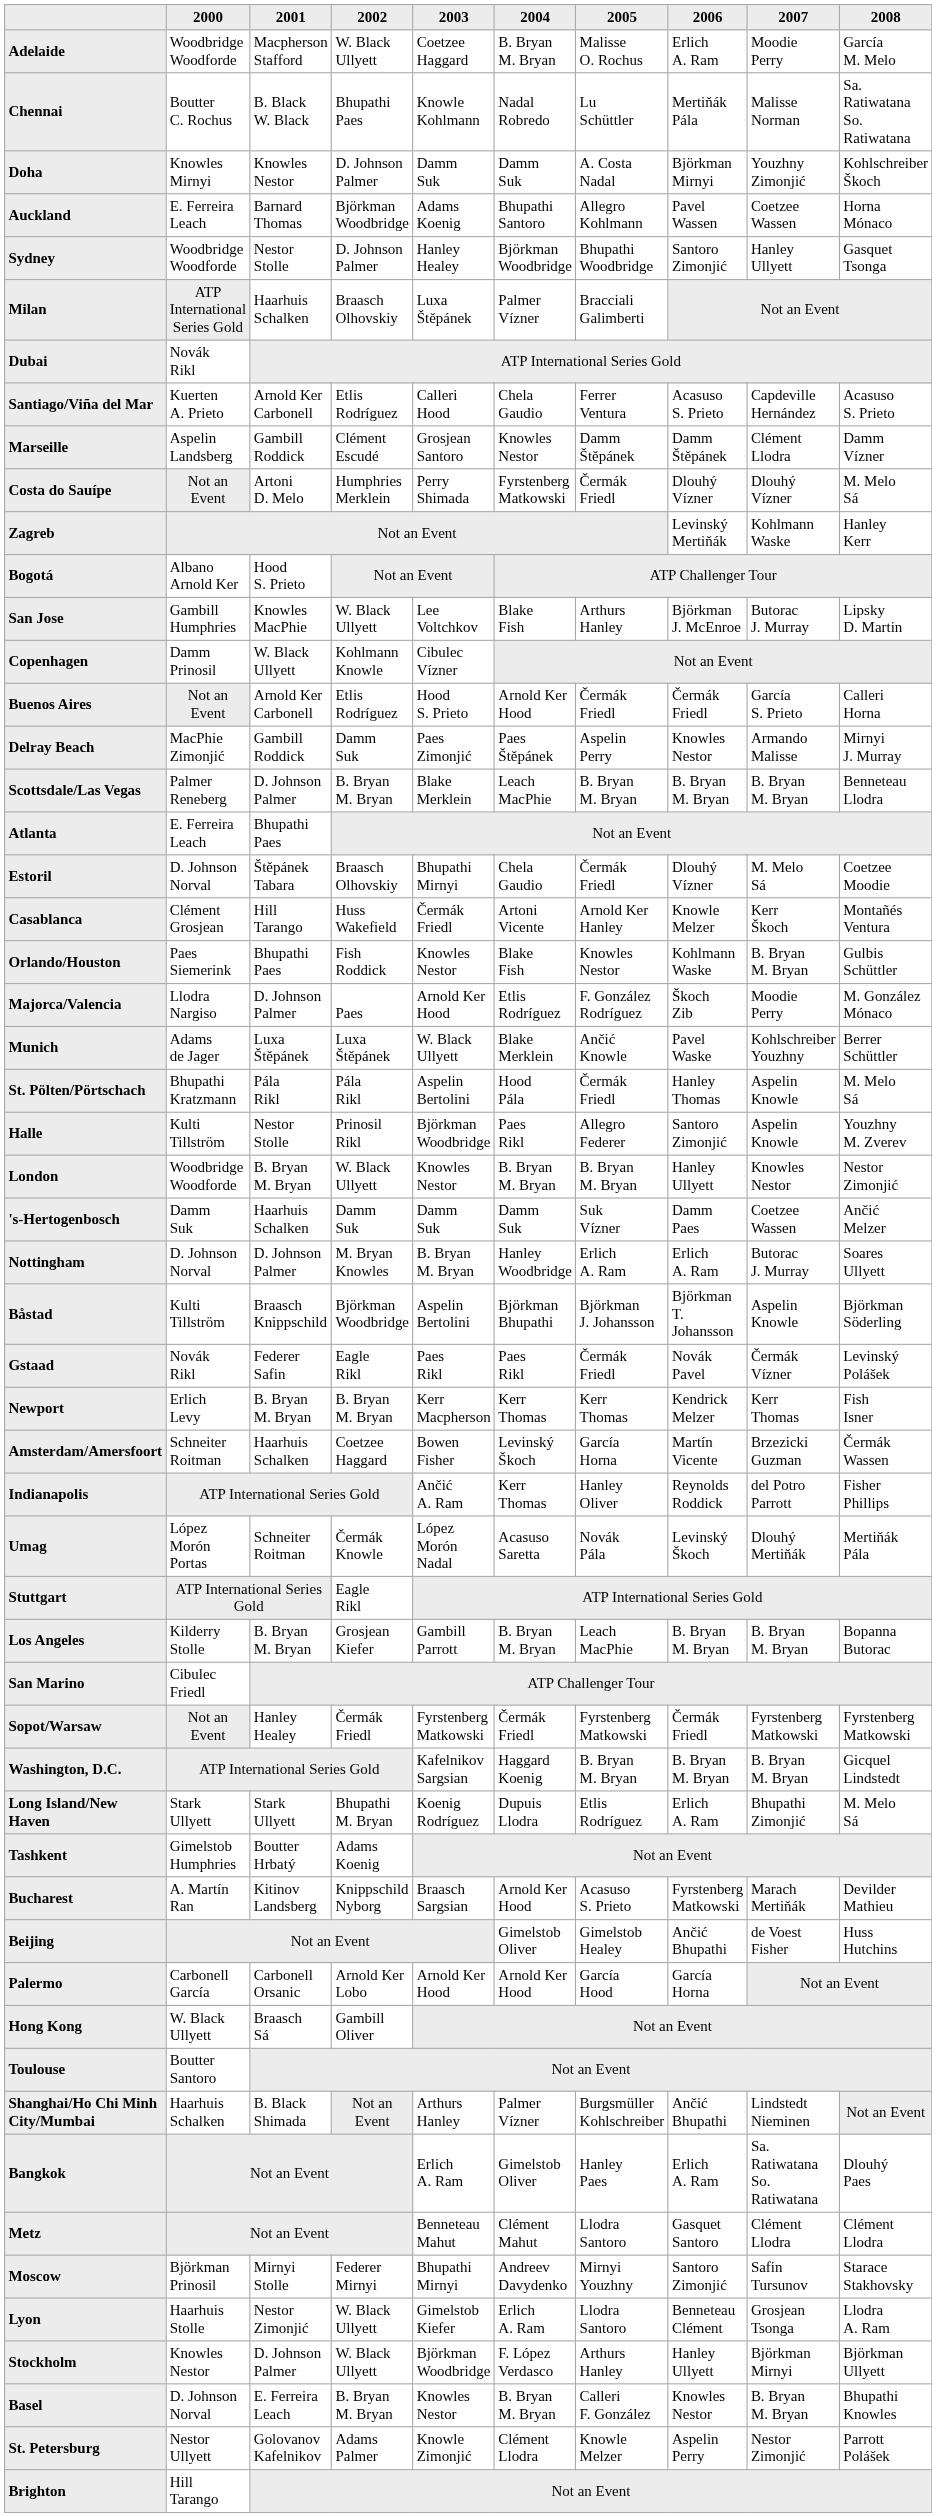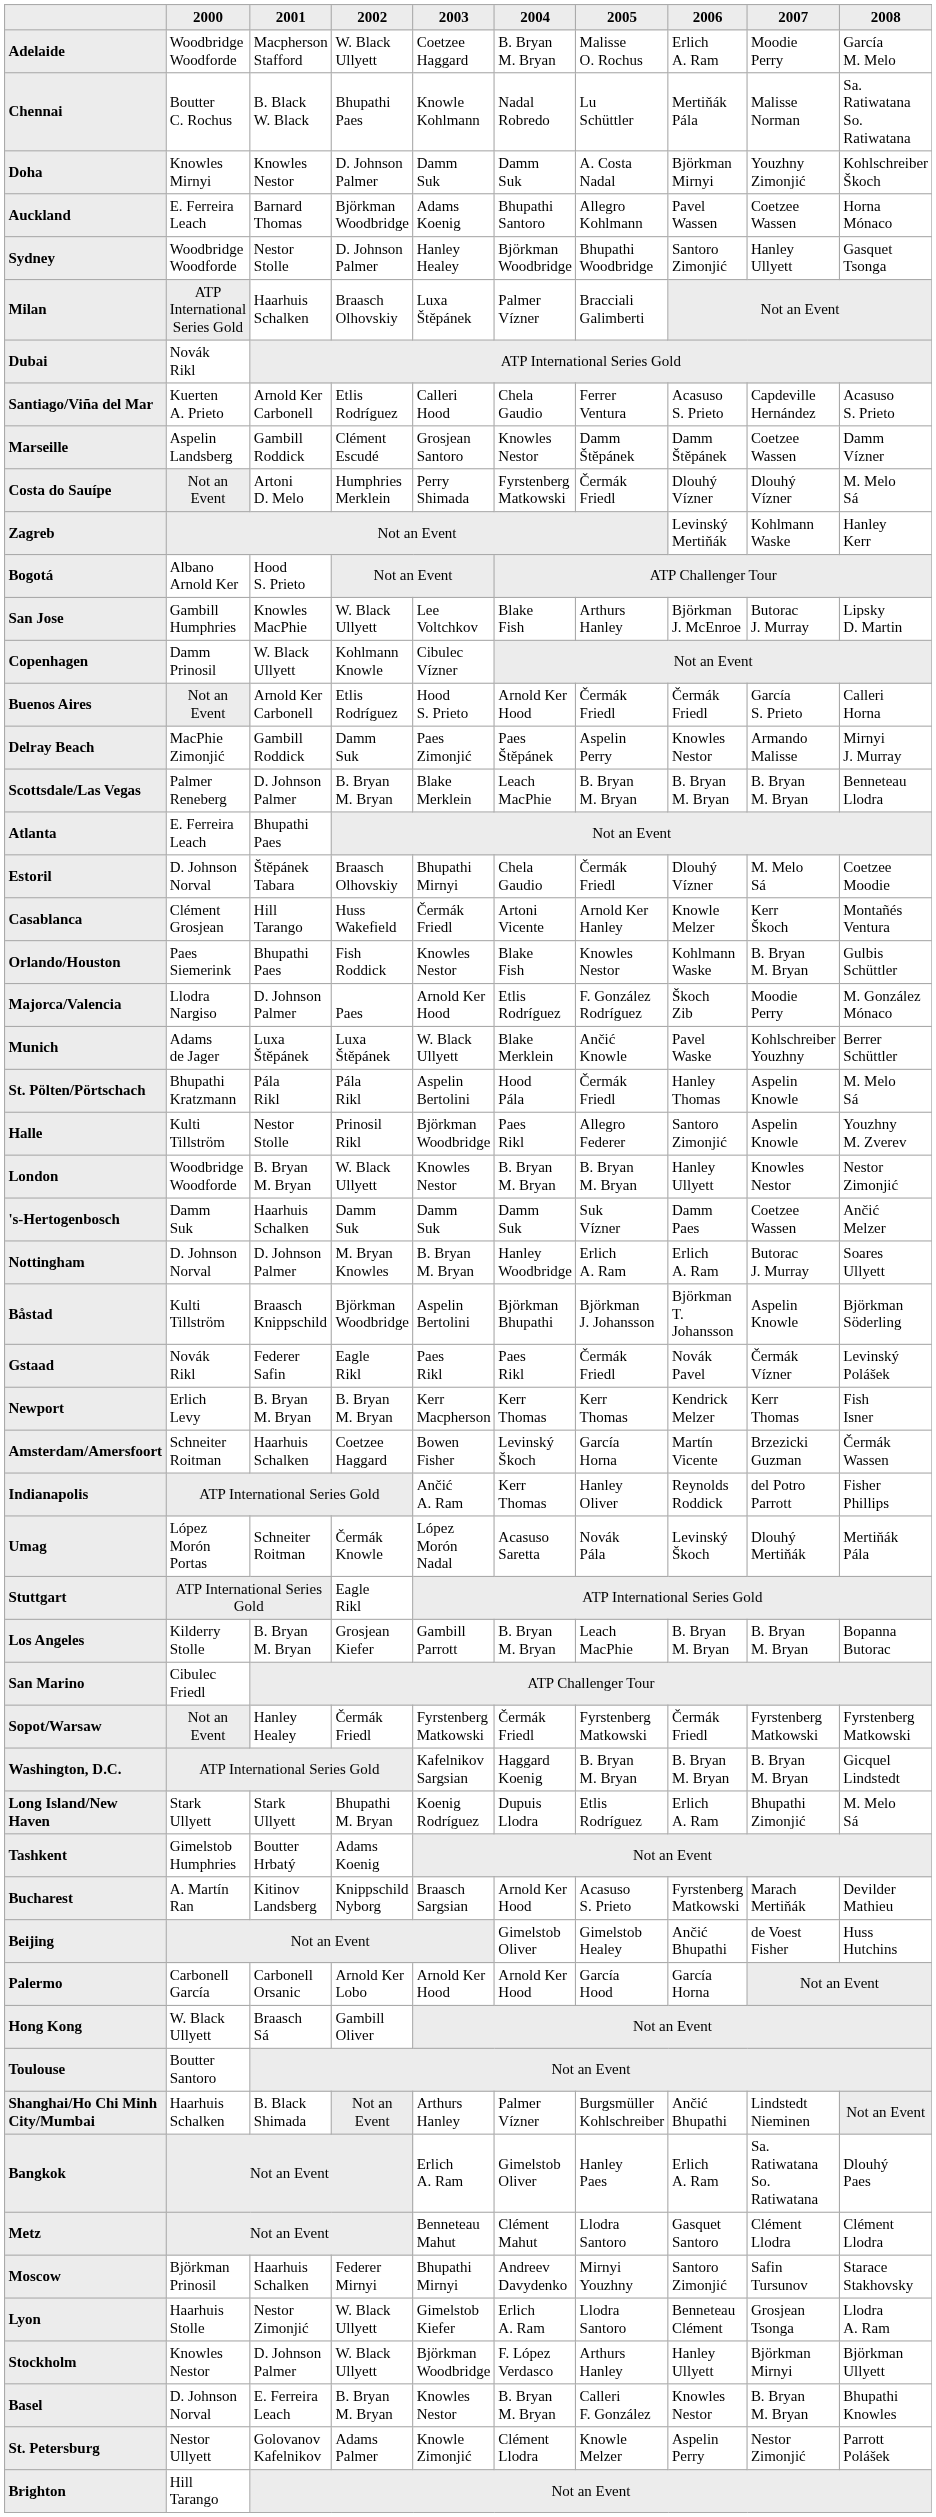(776, 447) Clément Llodra -> (775, 447) Coetzee Wassen
(275, 2276) Mirnyi Stolle -> (281, 2276) Haarhuis Schalken
